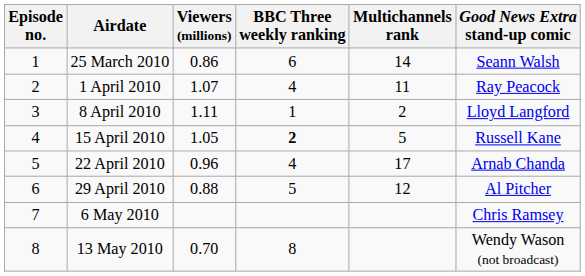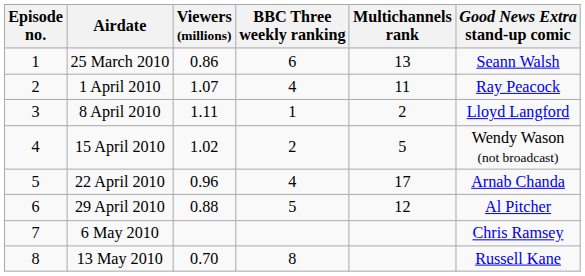(402, 61) 14 -> (402, 61) 13
(204, 138) 1.05 -> (204, 147) 1.02
(292, 138) bold -> (292, 147) normal
(518, 138) Russell Kane -> (518, 147) Wendy Wason (not broadcast)
(518, 249) Wendy Wason (not broadcast) -> (518, 258) Russell Kane
